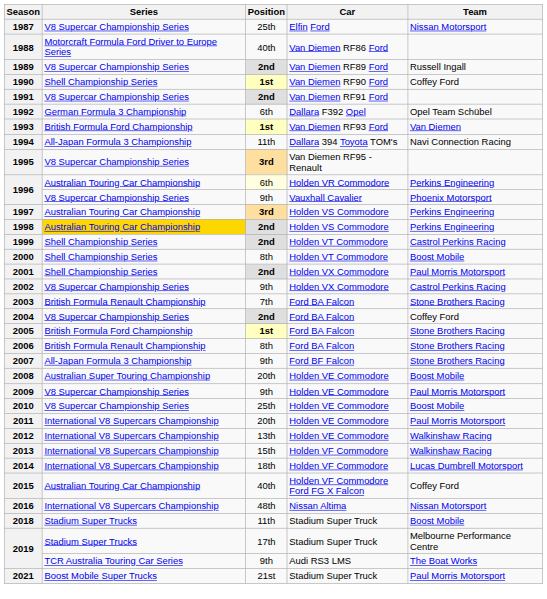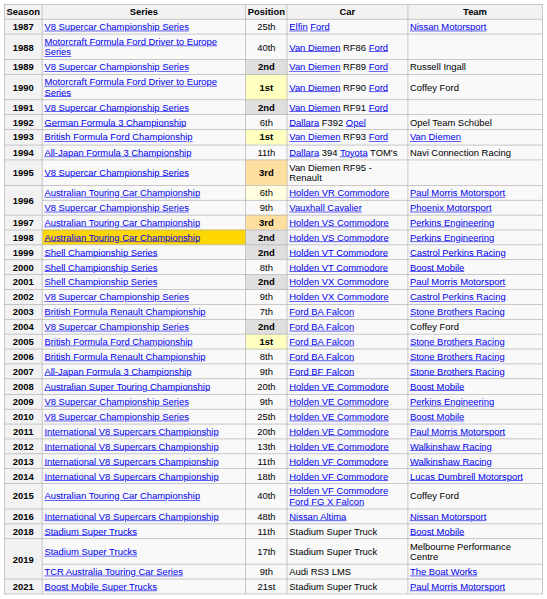(101, 82) Shell Championship Series -> (131, 87) Motorcraft Formula Ford Driver to Europe Series
(452, 182) Perkins Engineering -> (458, 193) Paul Morris Motorsport
(458, 391) Paul Morris Motorsport -> (452, 402) Perkins Engineering
(266, 451) 15th -> (266, 461) 11th
